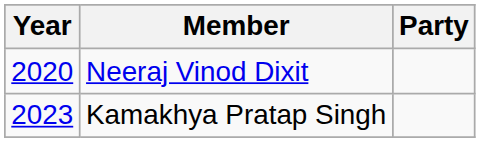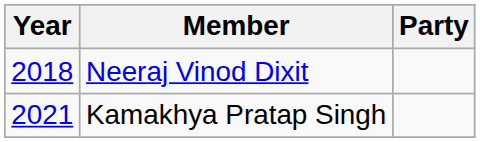(42, 70) 2020 -> (42, 70) 2018
(42, 114) 2023 -> (42, 114) 2021
